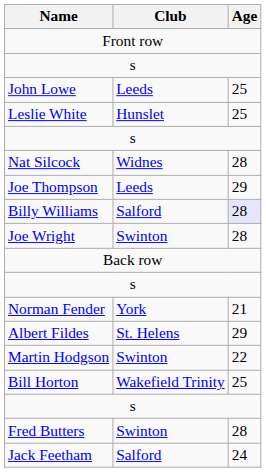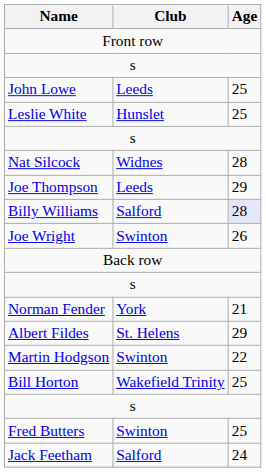(239, 235) 28 -> (239, 235) 26
(239, 430) 28 -> (239, 430) 25
